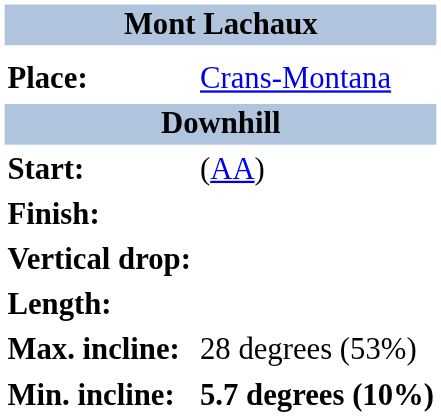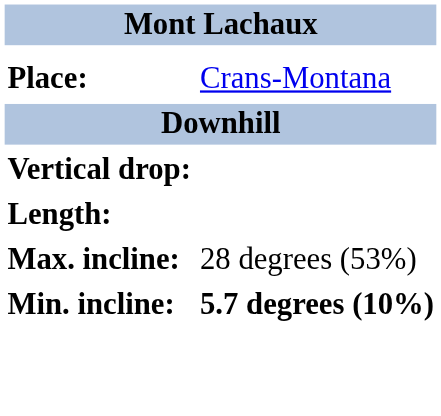- row: (46, 168)
- row: (54, 214)
